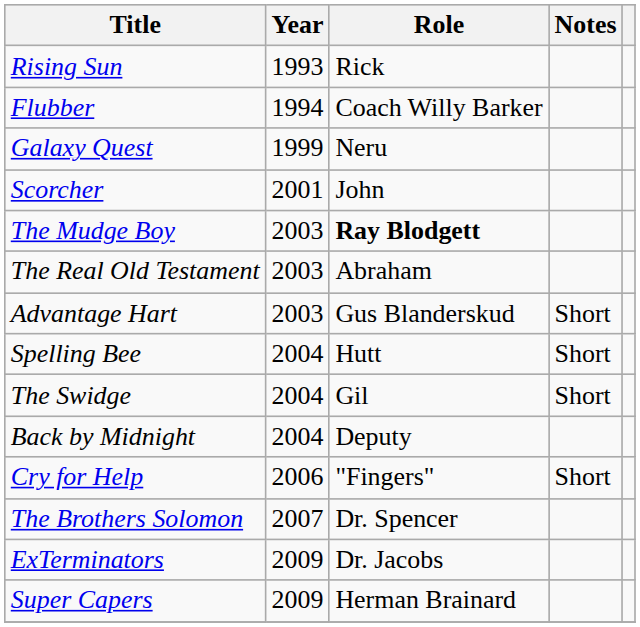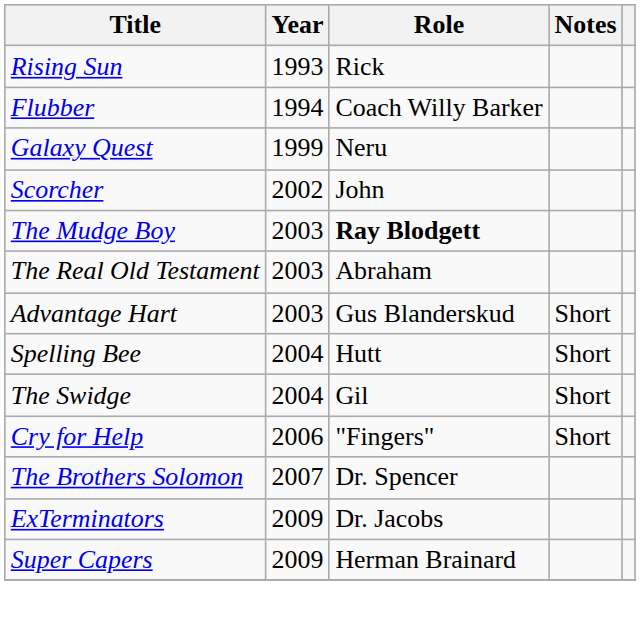(298, 189) 2001 -> (298, 189) 2002
- row: (103, 436)
